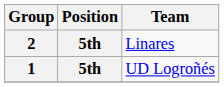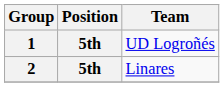rows swapped: (31, 69) <-> (31, 43)
